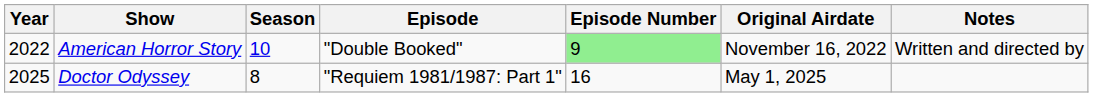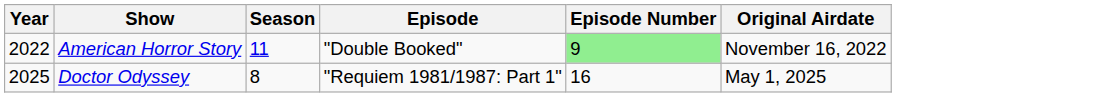- column: (989, 19)
(260, 48) 10 -> (259, 48) 11
